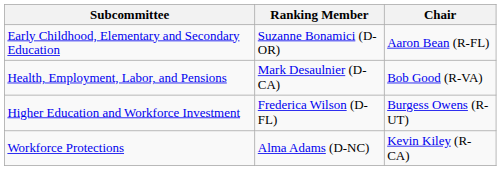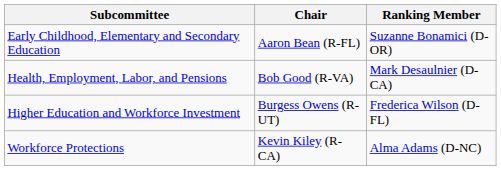columns swapped: (440, 14) <-> (319, 14)
